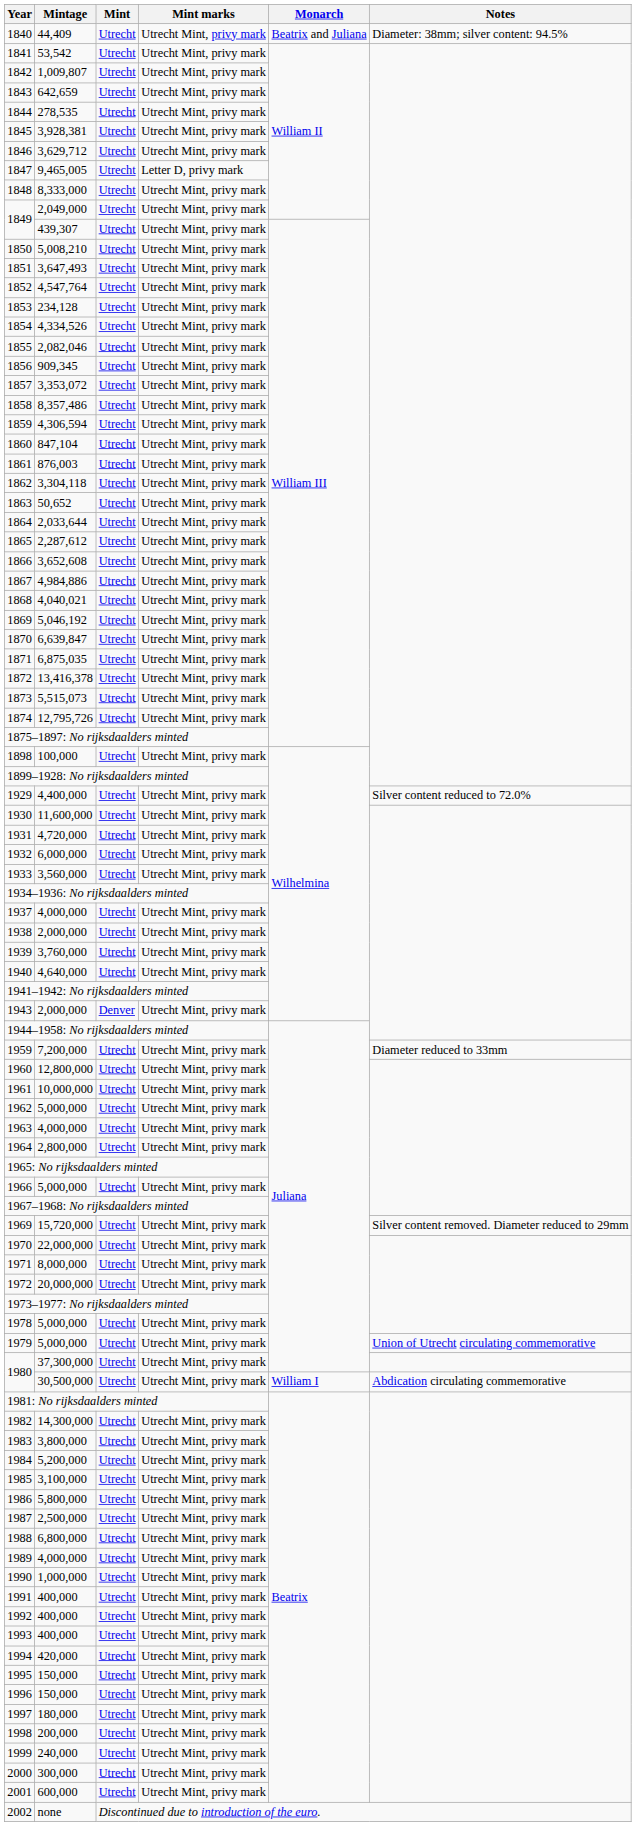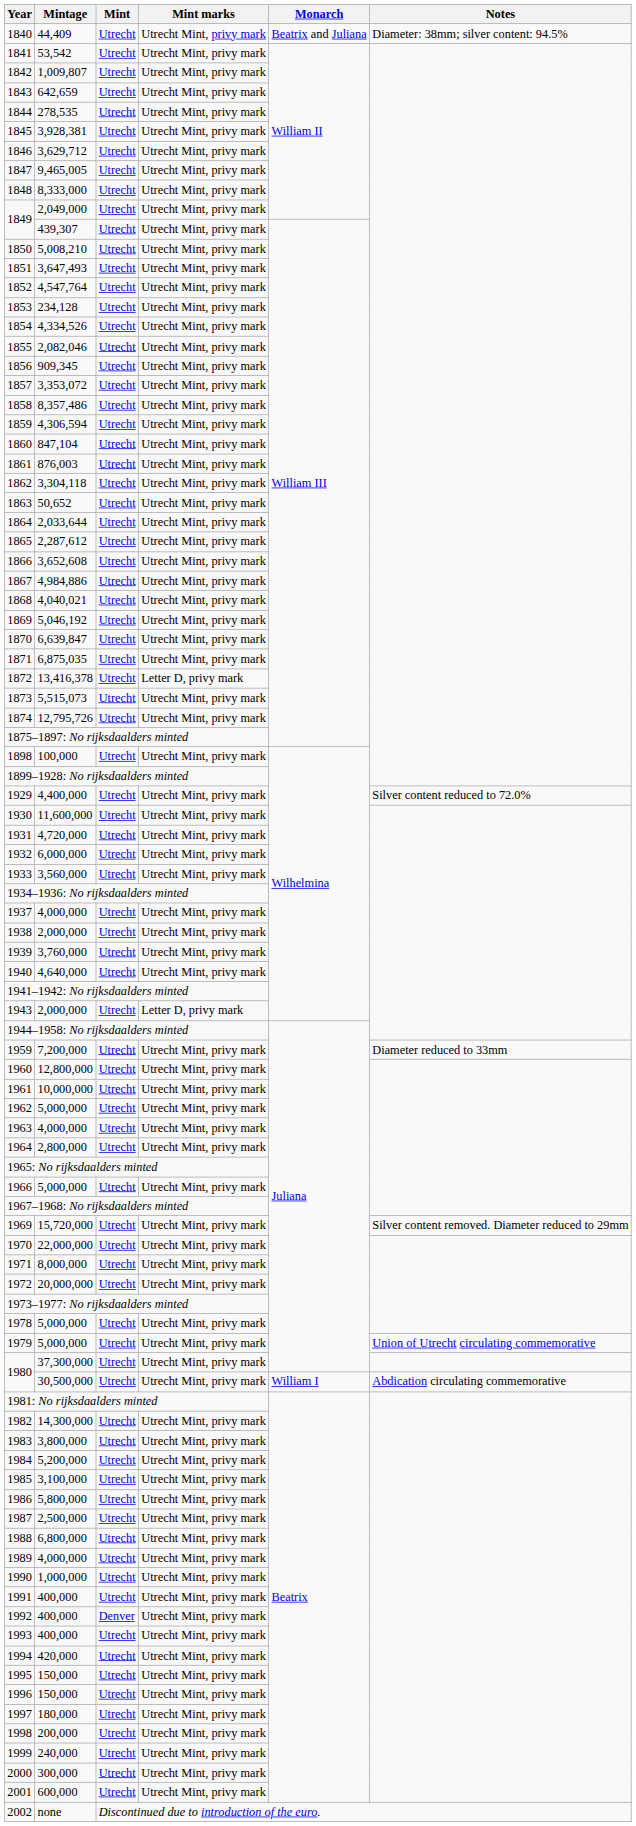(192, 170) Letter D, privy mark -> (204, 170) Utrecht Mint, privy mark
(204, 678) Utrecht Mint, privy mark -> (192, 678) Letter D, privy mark
(117, 1010) Denver -> (117, 1010) Utrecht
(204, 1010) Utrecht Mint, privy mark -> (192, 1010) Letter D, privy mark
(117, 1616) Utrecht -> (117, 1616) Denver
